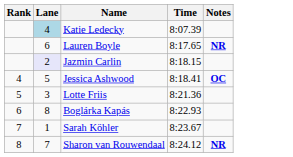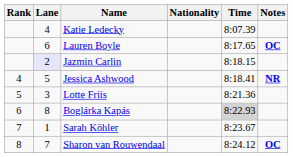+ column: (194, 12)
(47, 29) lightblue background -> (47, 29) no background
(218, 45) NR -> (273, 45) OC
(218, 78) OC -> (273, 78) NR
(185, 111) no background -> (240, 111) lightgrey background
(218, 144) NR -> (273, 144) OC
